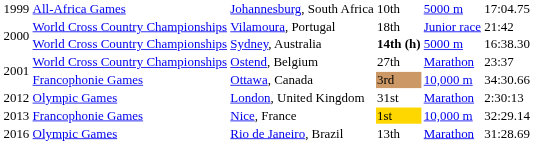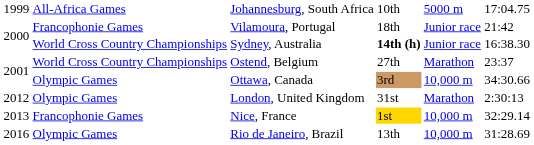(130, 26) World Cross Country Championships -> (88, 26) Francophonie Games
(443, 44) 5000 m -> (452, 44) Junior race
(88, 80) Francophonie Games -> (75, 80) Olympic Games
(449, 133) Marathon -> (448, 133) 10,000 m
